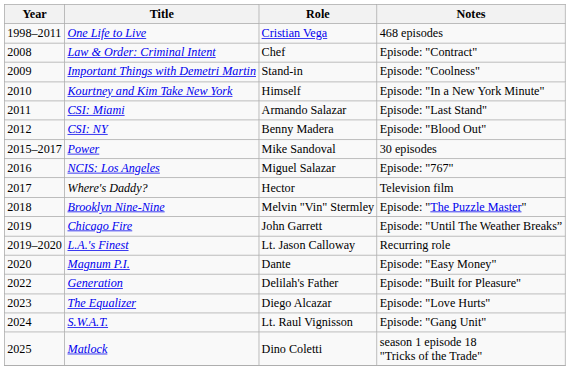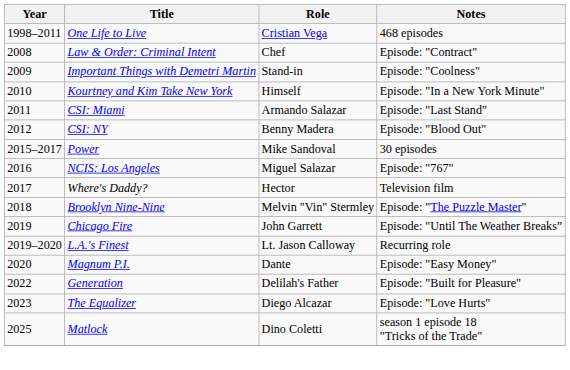- row: (88, 322)
